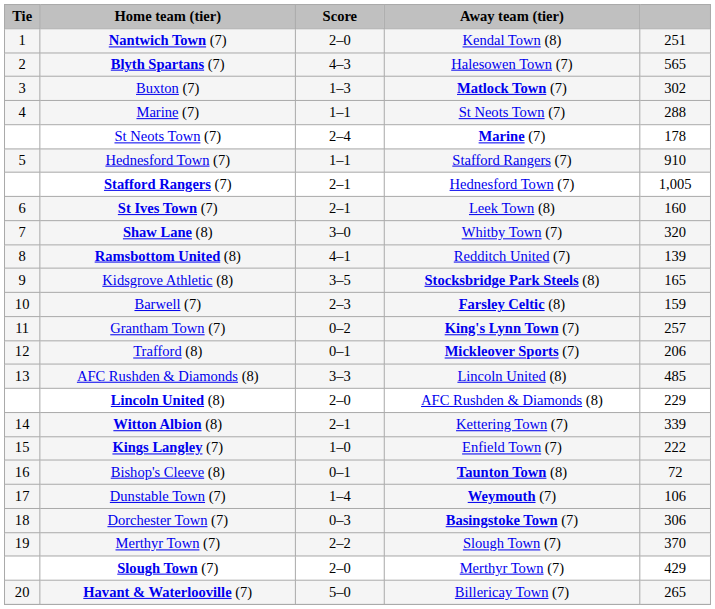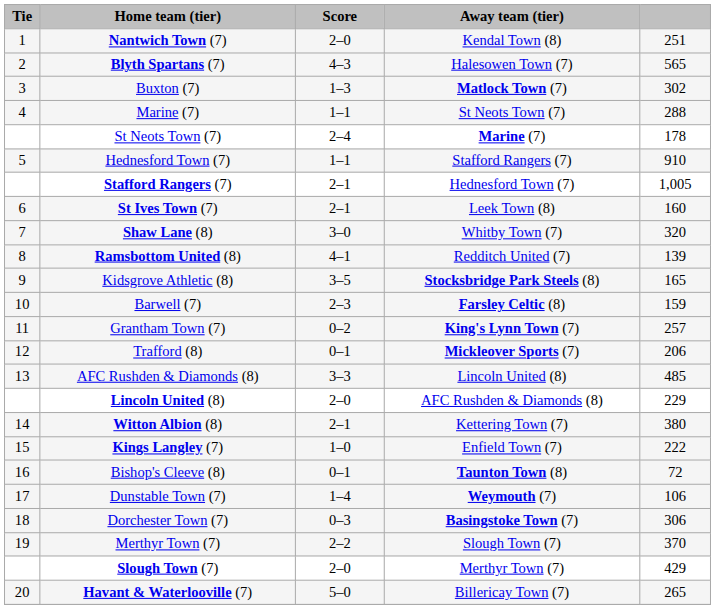(675, 424) 339 -> (675, 424) 380
